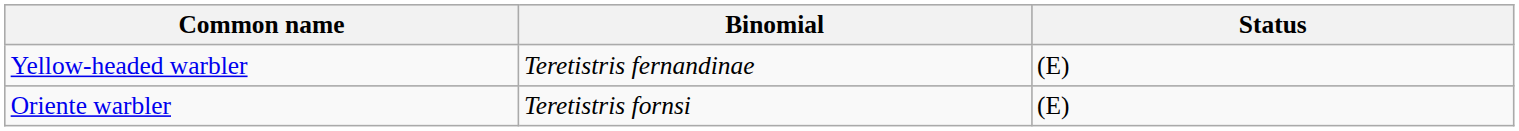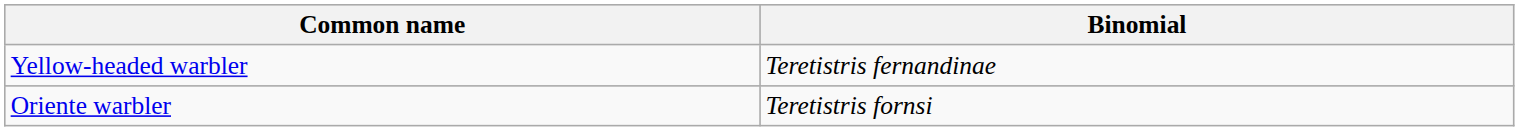- column: (1273, 24)
